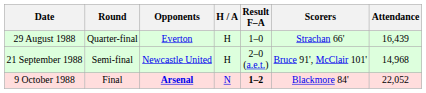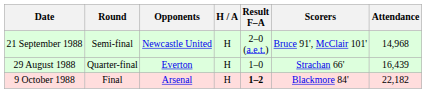rows swapped: (44, 38) <-> (45, 59)
(177, 80) bold -> (177, 80) normal
(227, 80) N -> (227, 80) H
(395, 80) 22,052 -> (395, 80) 22,182
